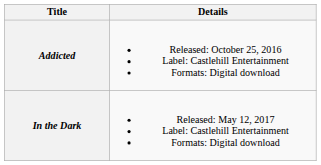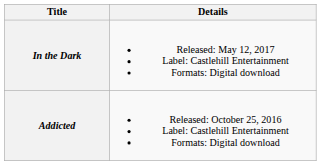rows swapped: (57, 55) <-> (57, 125)
